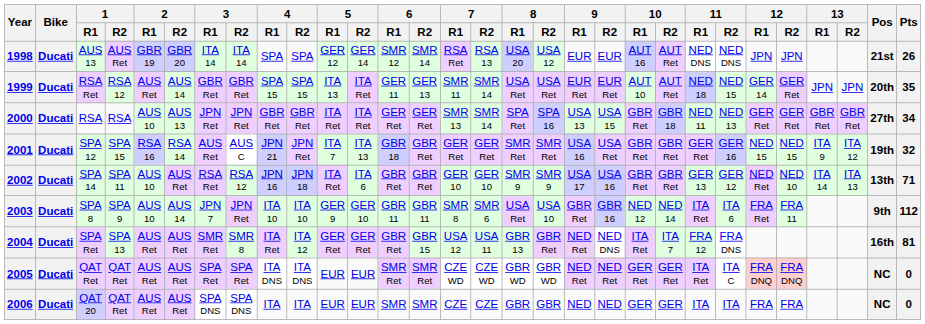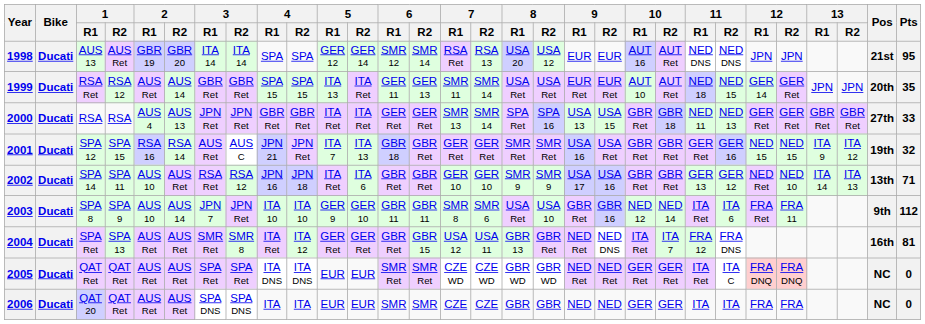(909, 57) 26 -> (909, 57) 95
(149, 119) AUS 10 -> (149, 119) AUS 4
(909, 119) 34 -> (909, 119) 33
